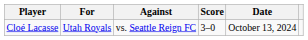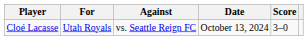columns swapped: (212, 12) <-> (262, 12)
